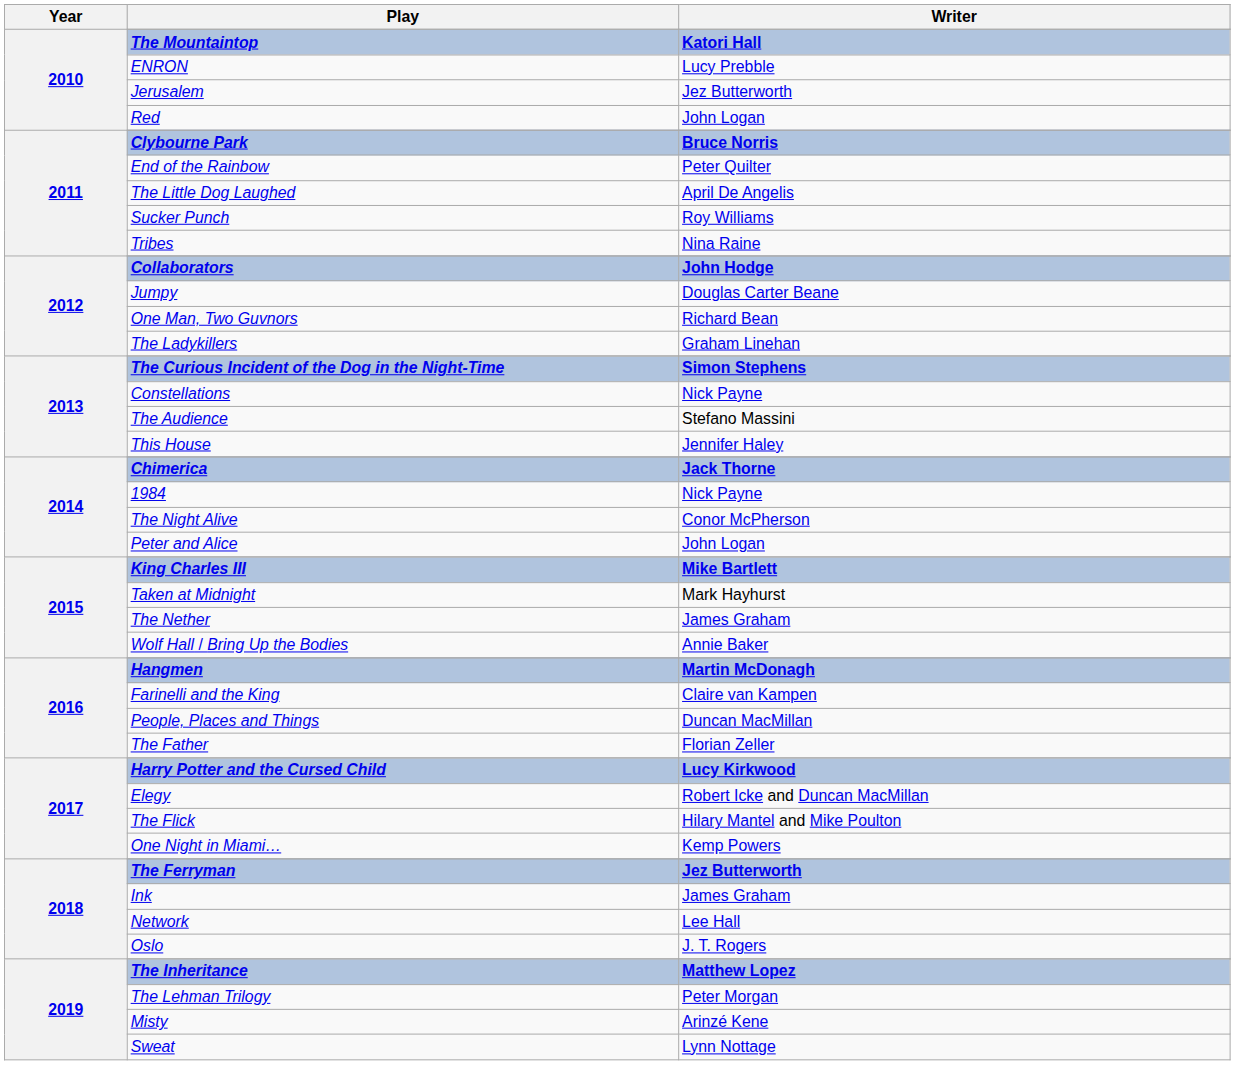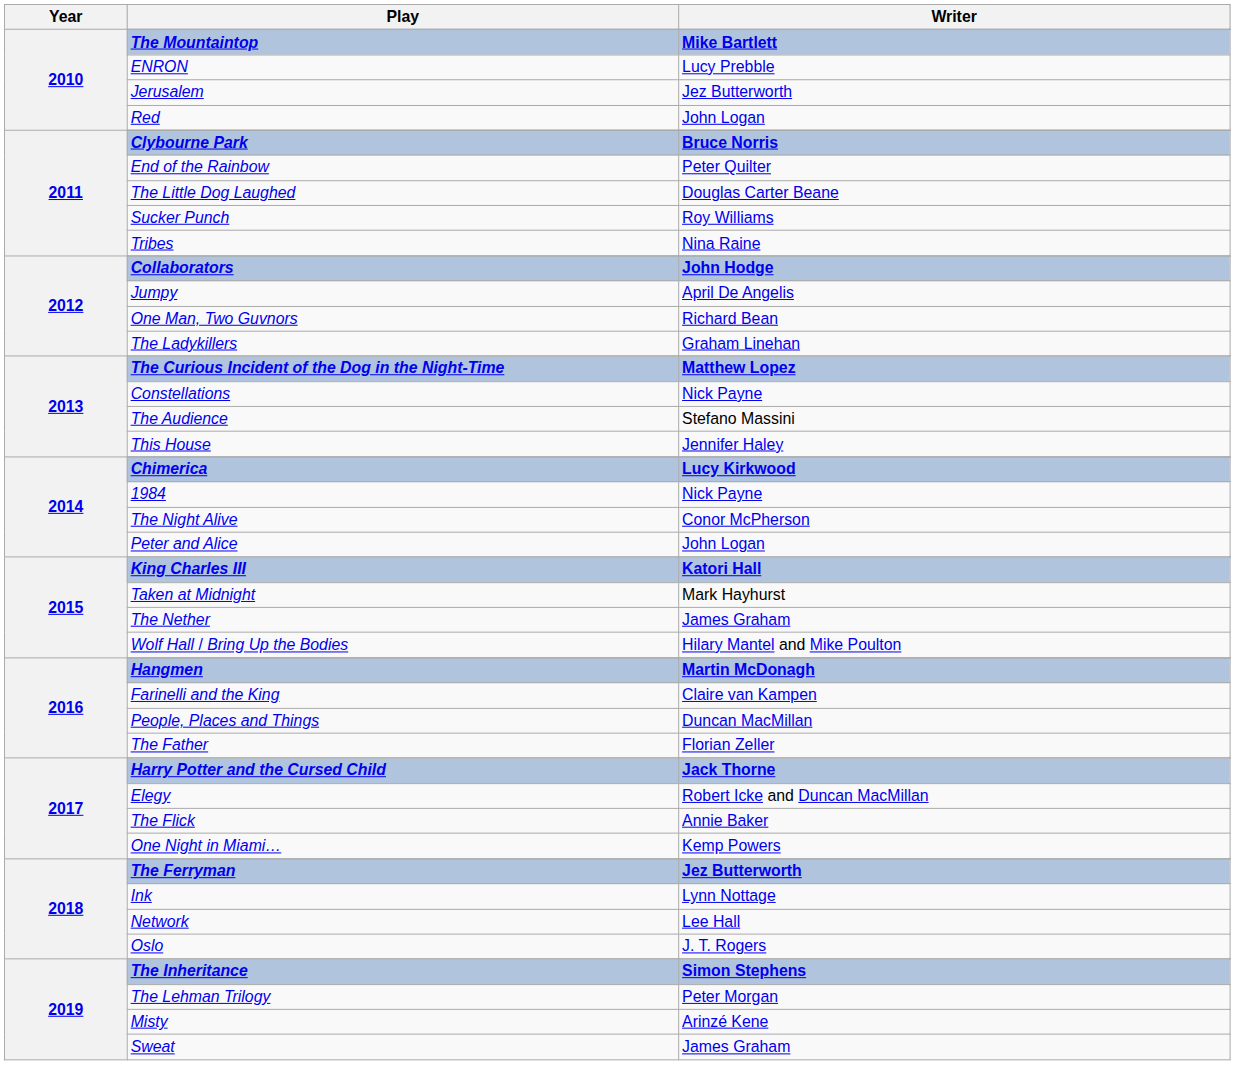(722, 42) Katori Hall -> (730, 42) Mike Bartlett
(738, 192) April De Angelis -> (760, 192) Douglas Carter Beane
(760, 293) Douglas Carter Beane -> (738, 293) April De Angelis
(744, 368) Simon Stephens -> (739, 368) Matthew Lopez
(729, 469) Jack Thorne -> (739, 469) Lucy Kirkwood
(730, 569) Mike Bartlett -> (722, 569) Katori Hall
(725, 645) Annie Baker -> (792, 645) Hilary Mantel and Mike Poulton
(739, 770) Lucy Kirkwood -> (729, 770) Jack Thorne
(792, 820) Hilary Mantel and Mike Poulton -> (725, 820) Annie Baker
(736, 896) James Graham -> (729, 896) Lynn Nottage
(739, 971) Matthew Lopez -> (744, 971) Simon Stephens
(729, 1047) Lynn Nottage -> (736, 1047) James Graham
